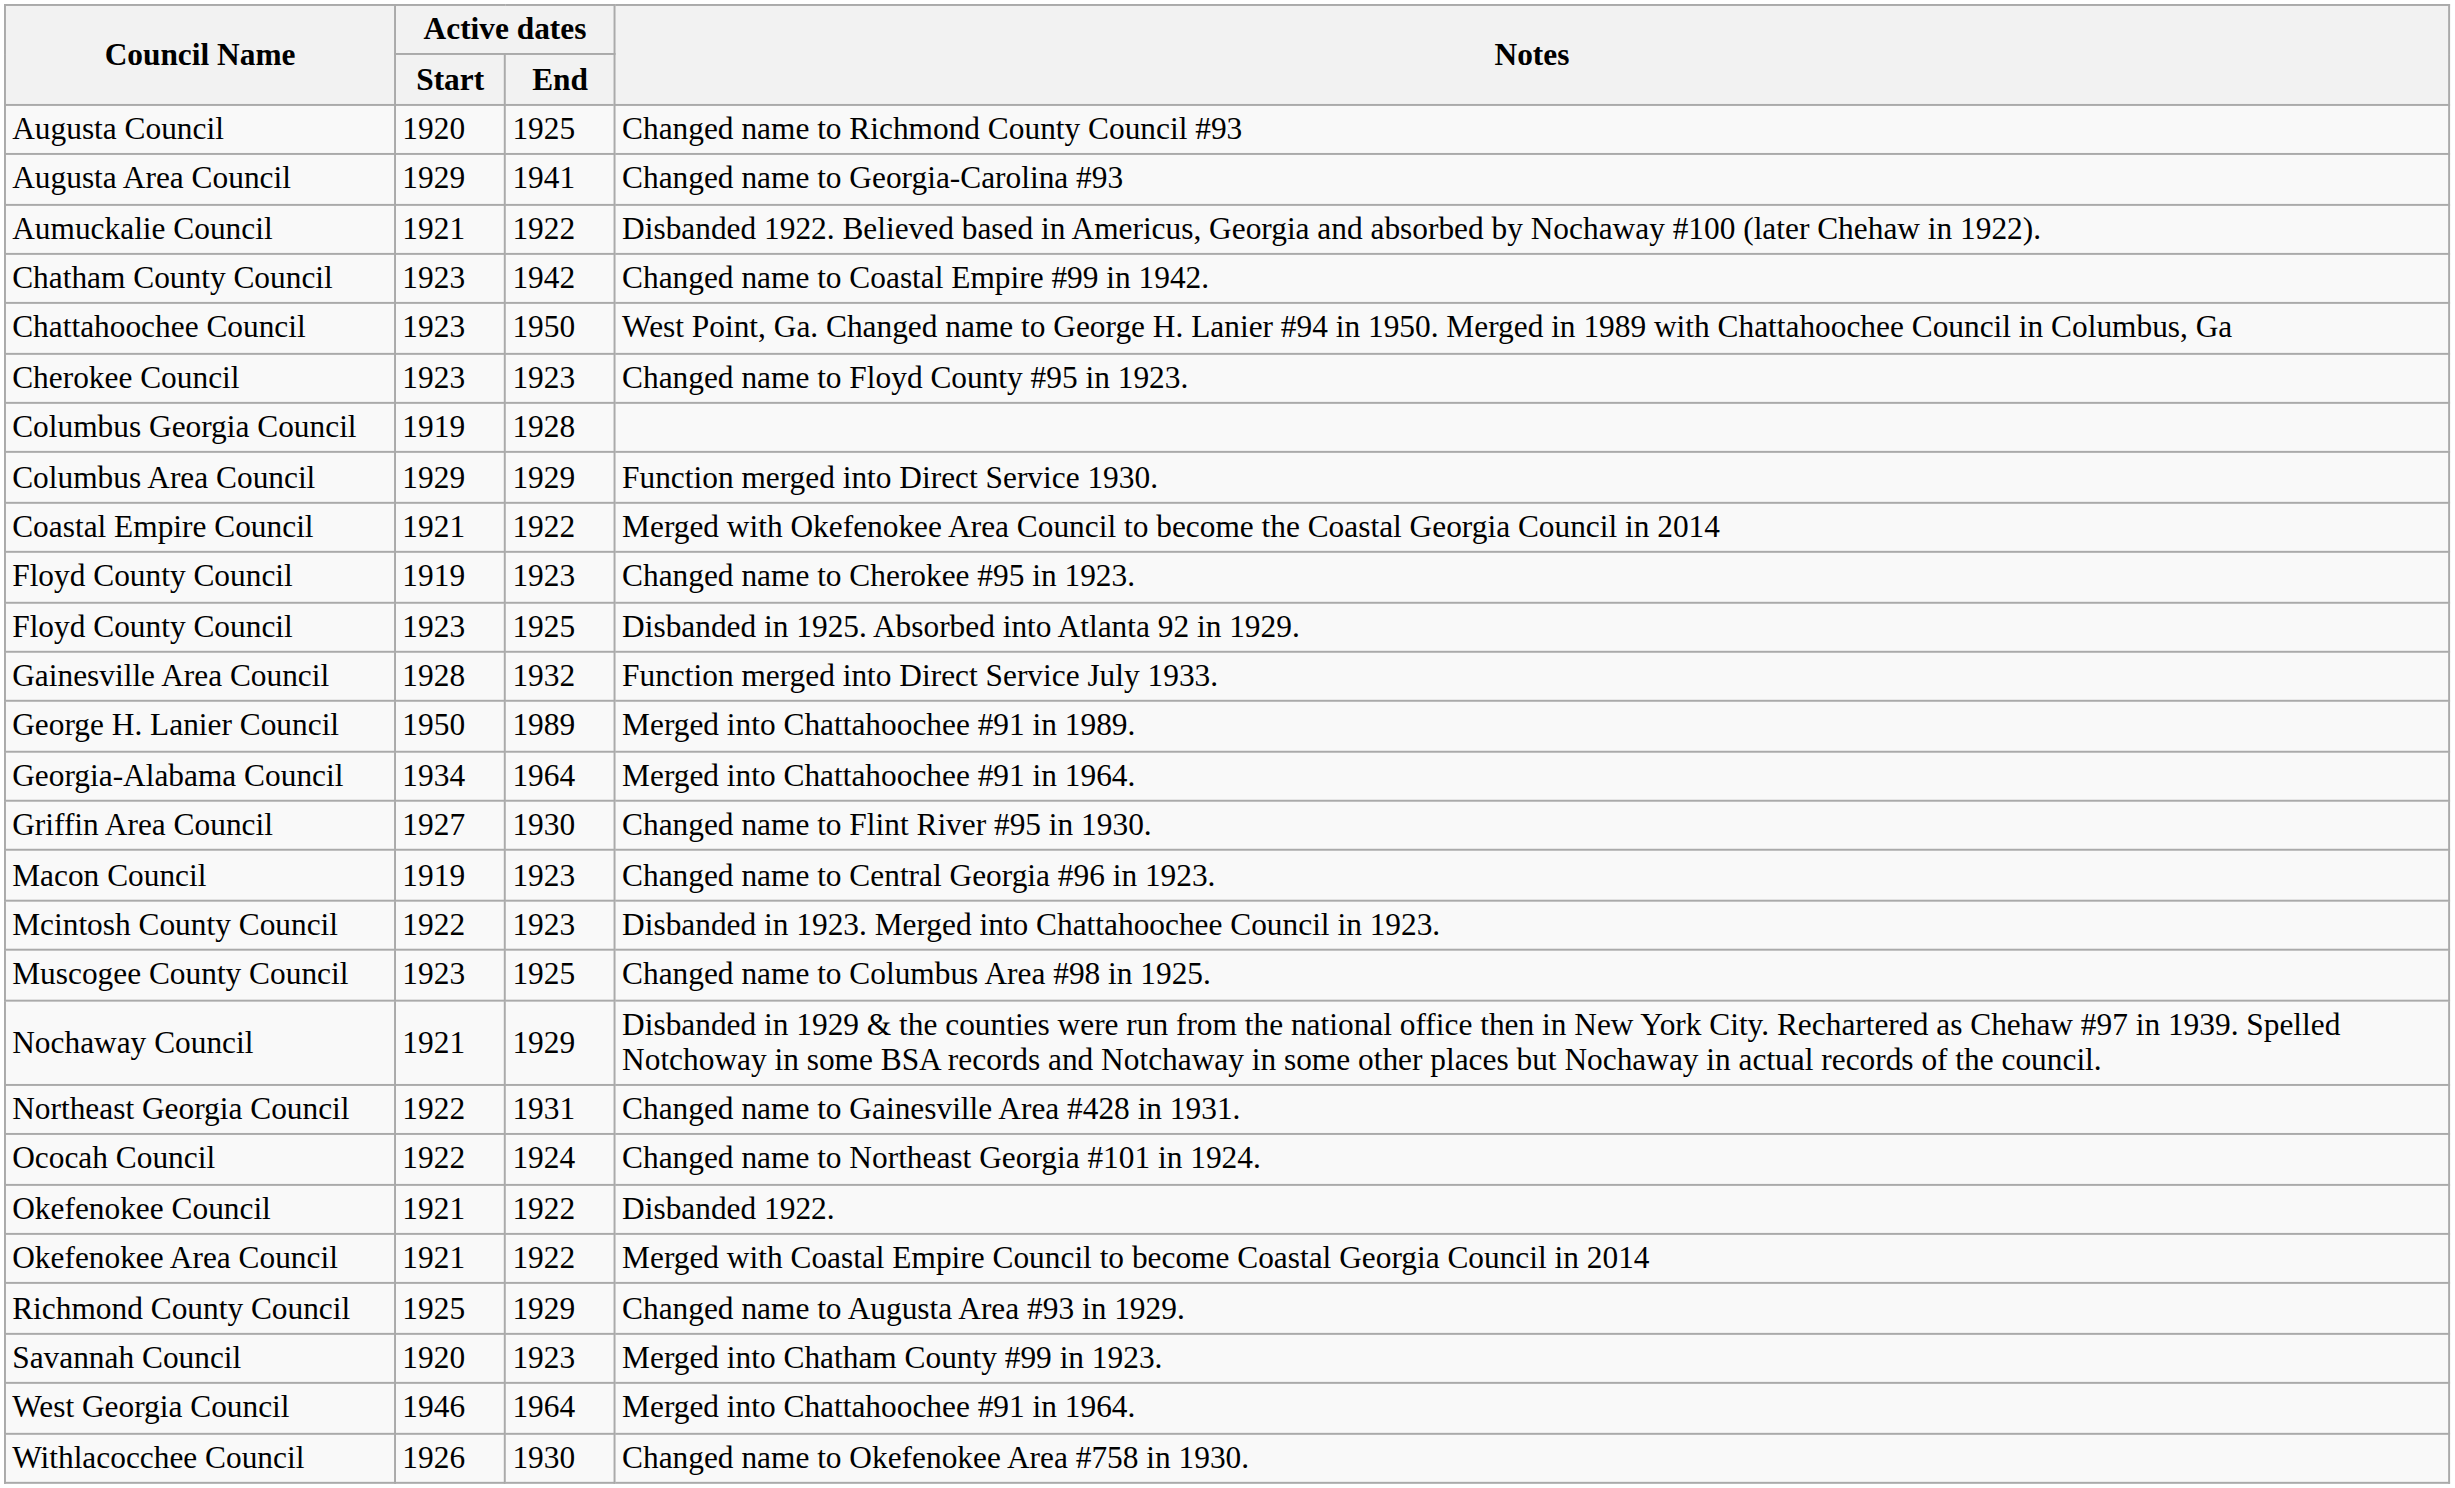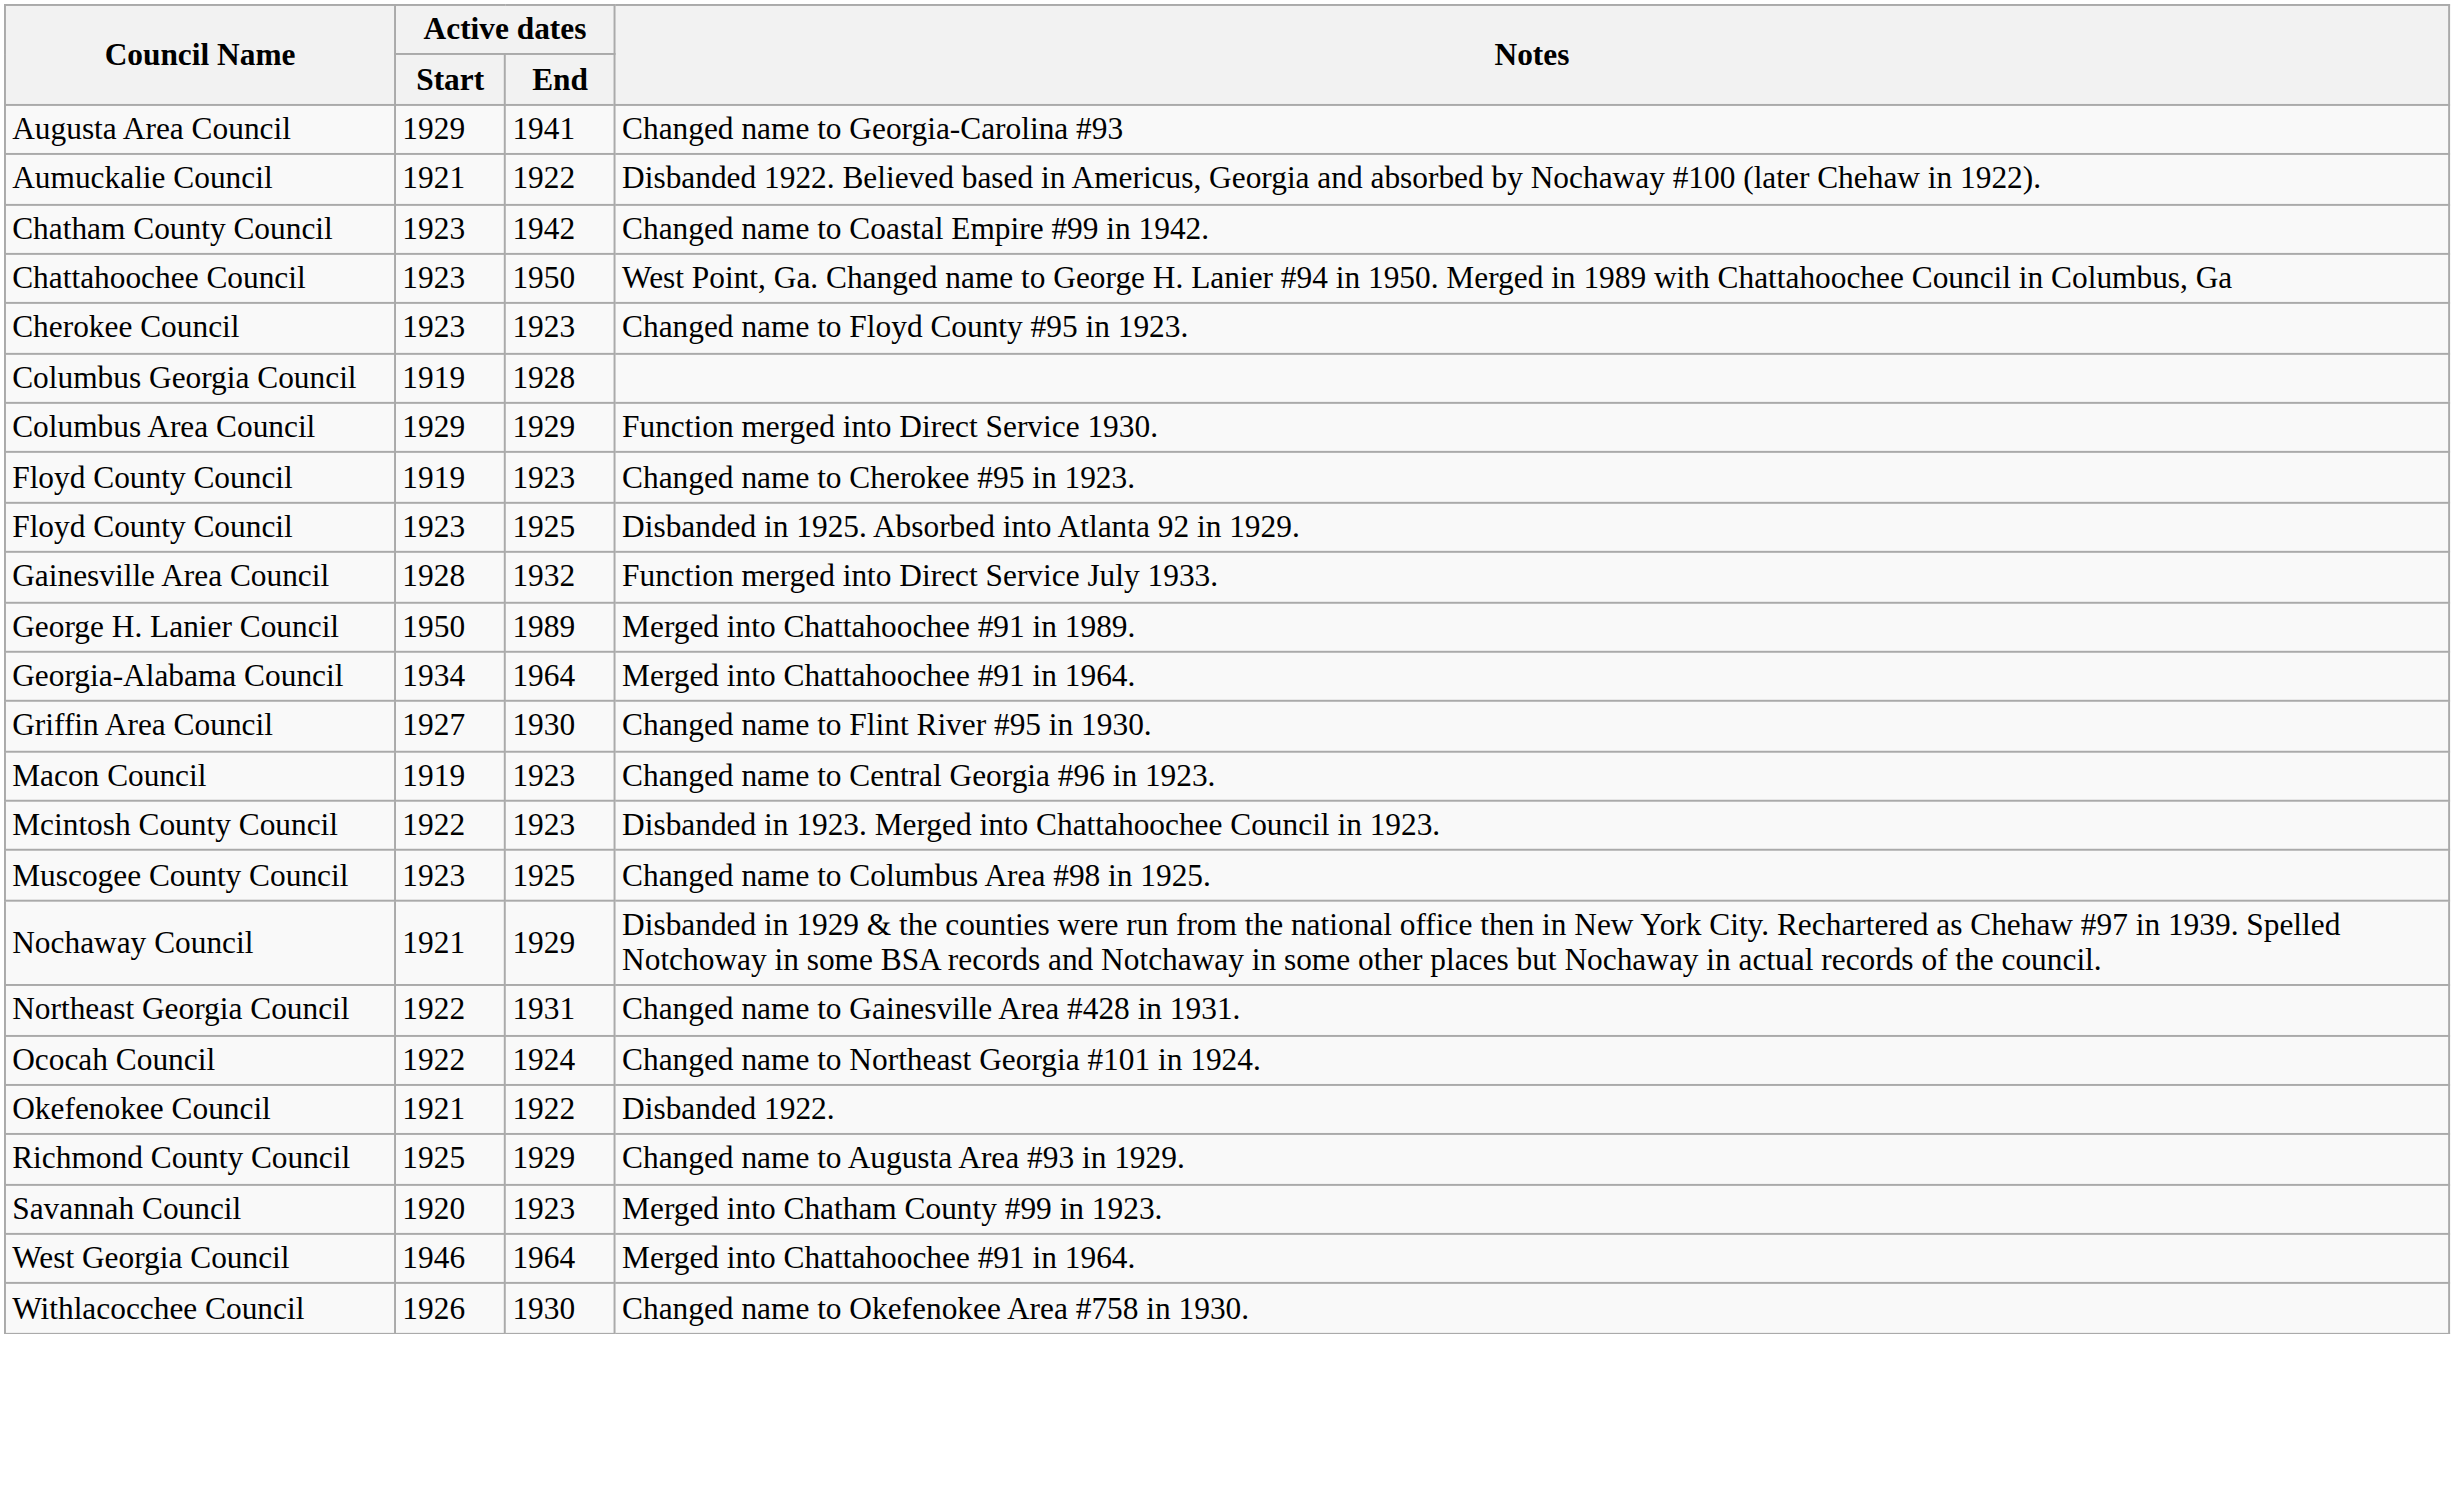- row: (118, 128)
- row: (163, 526)
- row: (175, 1258)
